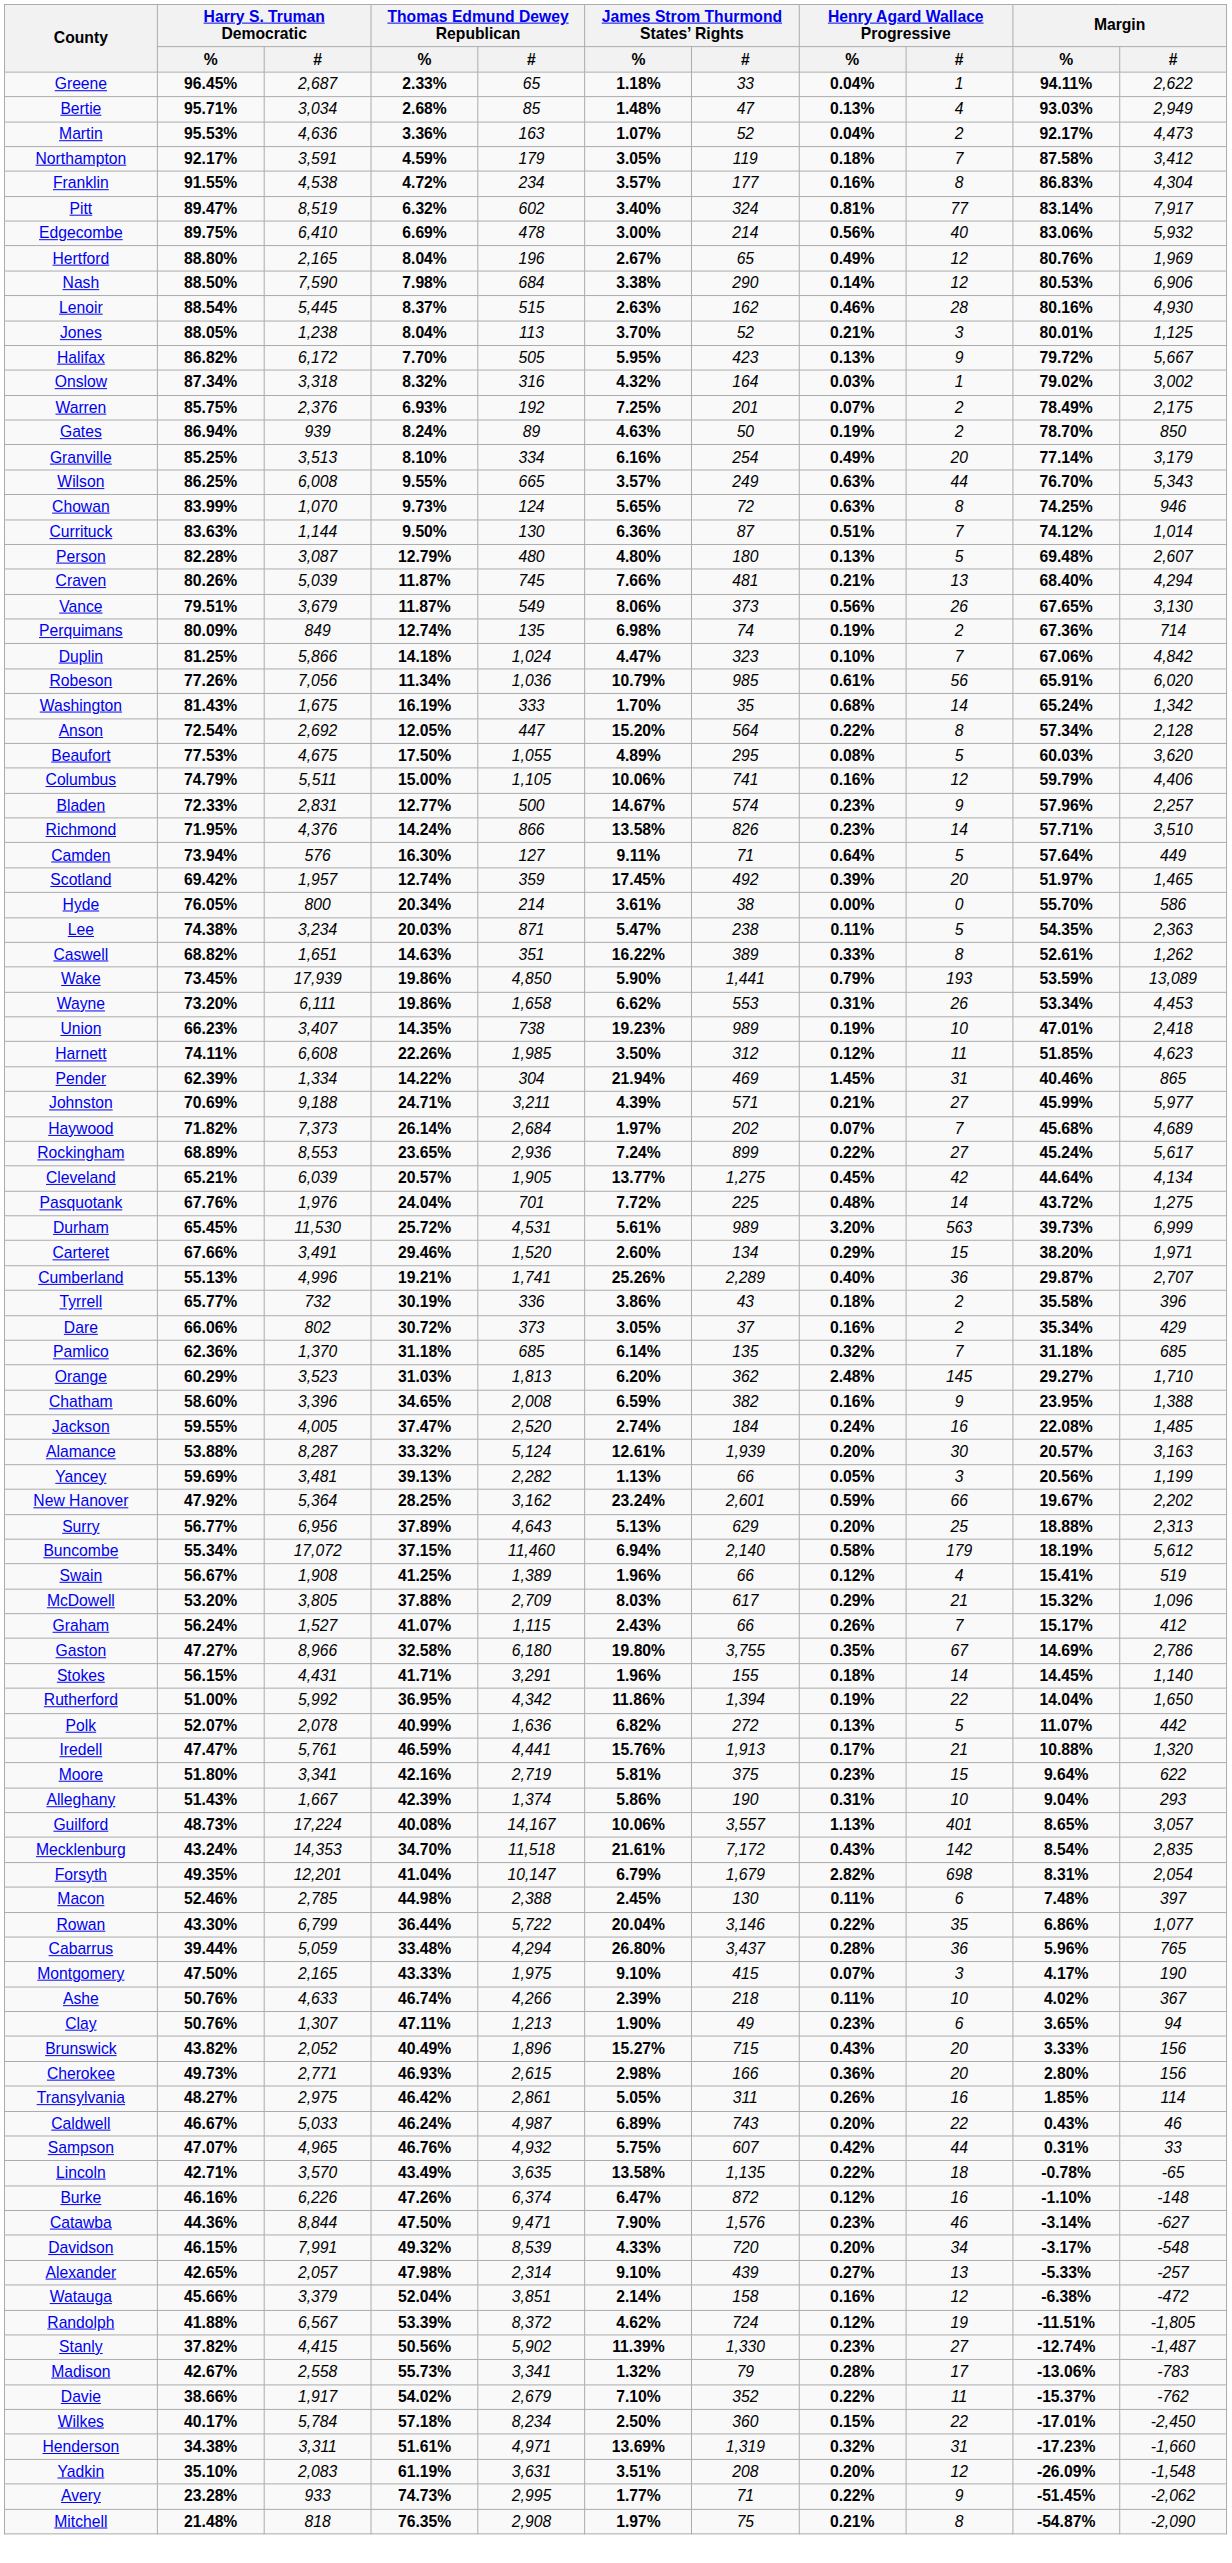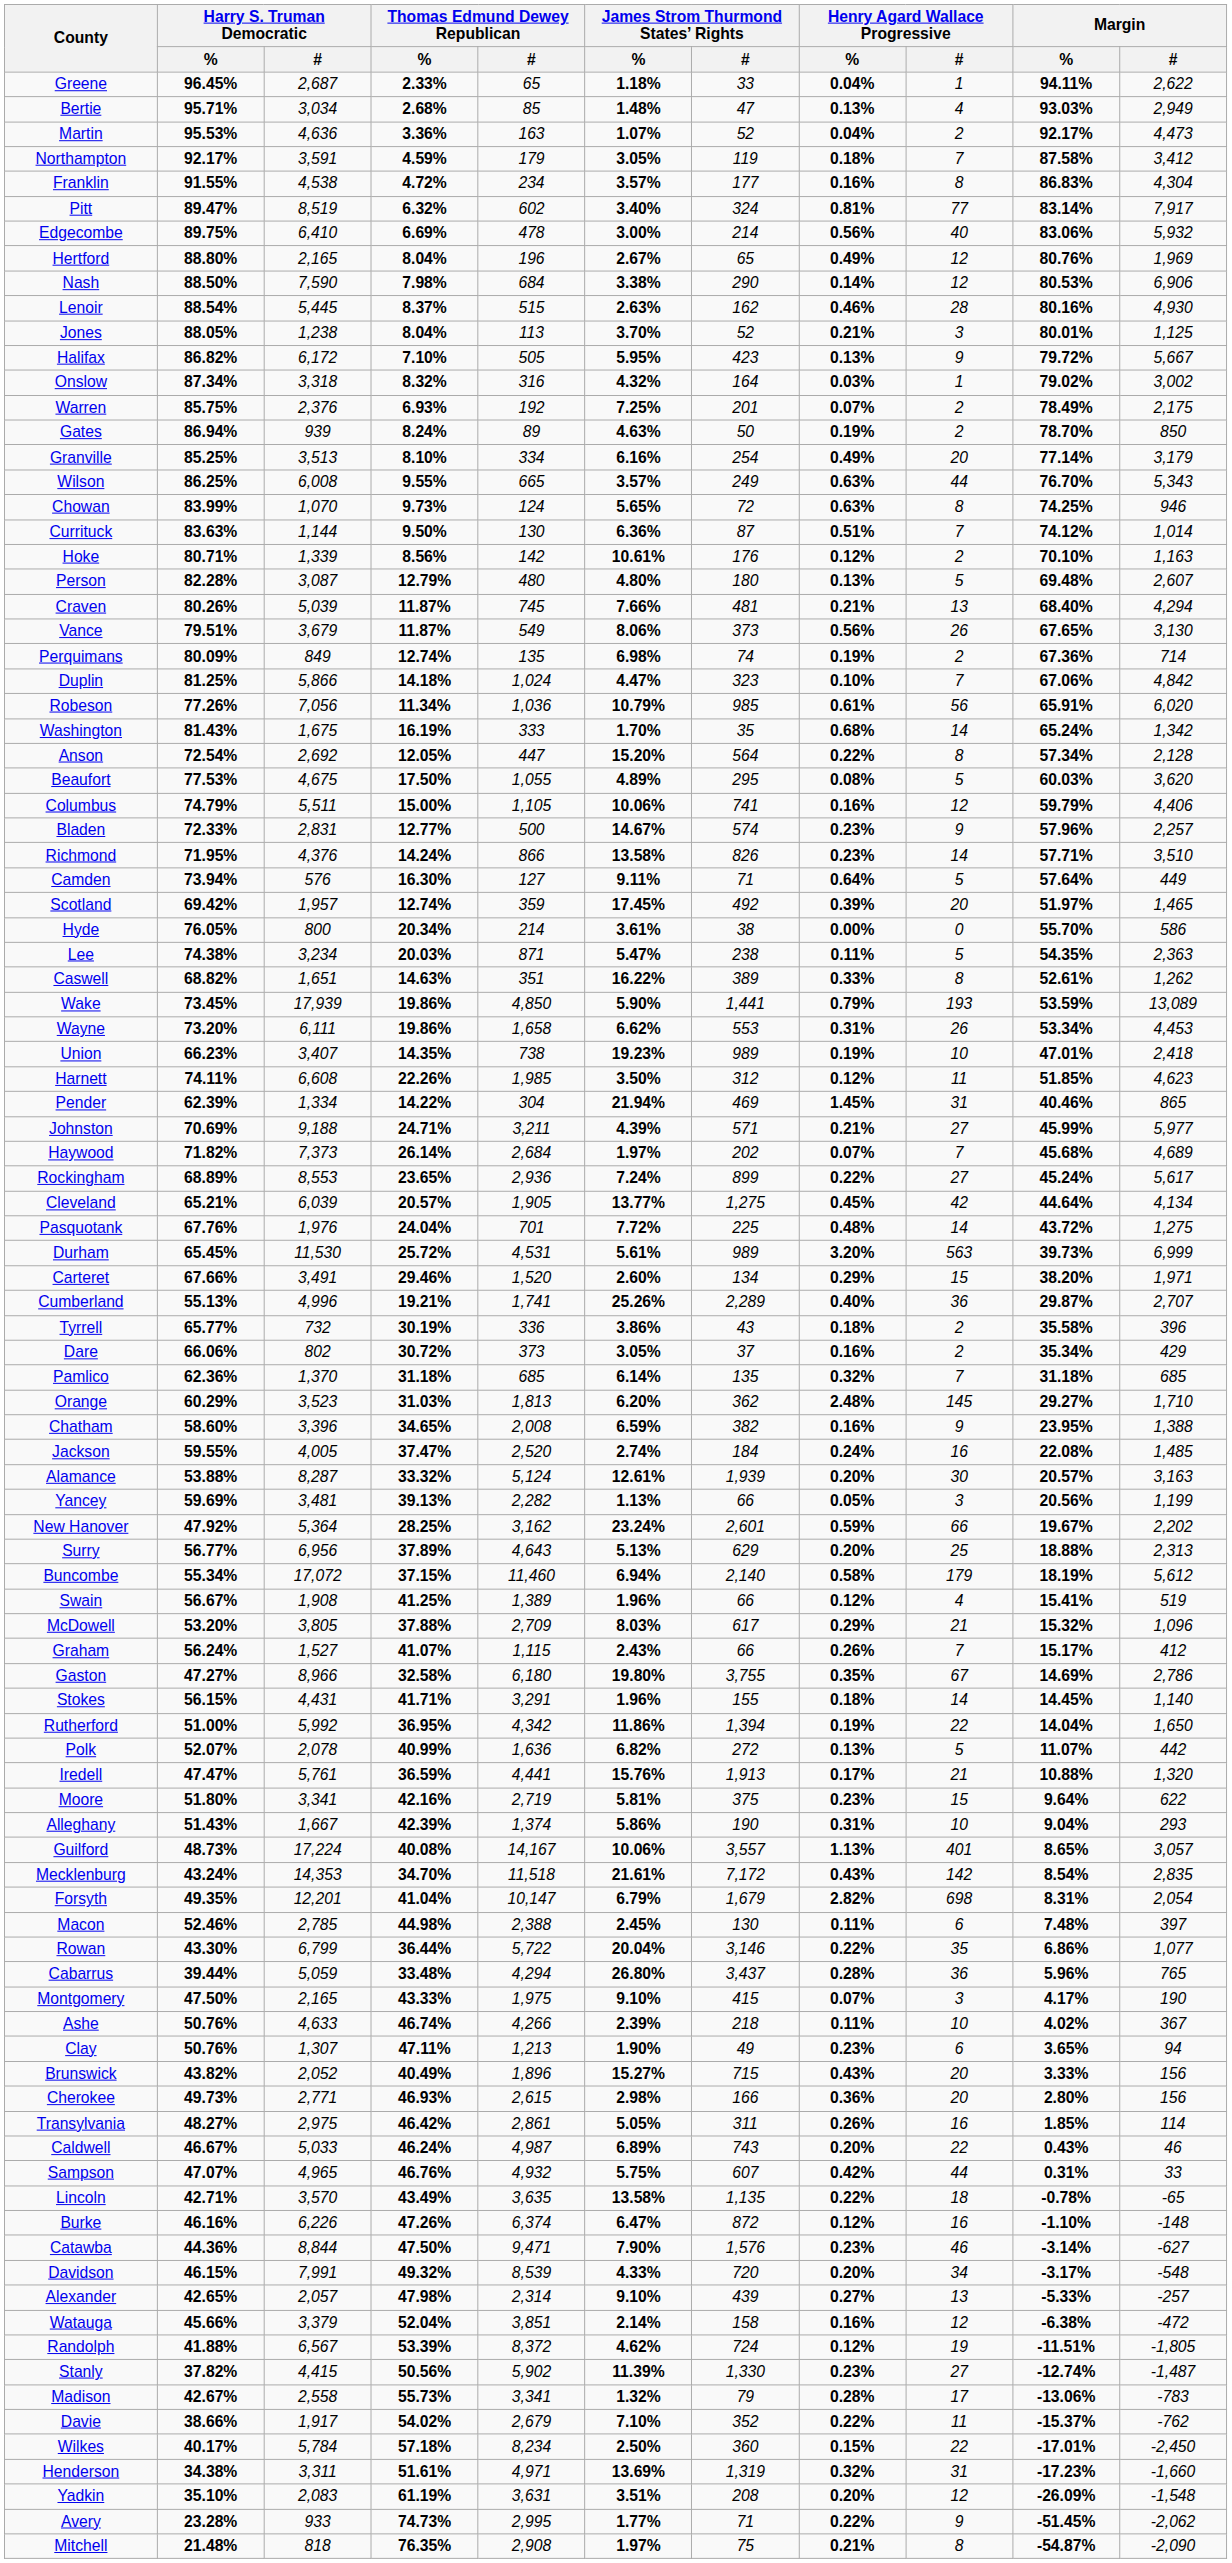(425, 357) 7.70% -> (425, 357) 7.10%
+ row: (81, 556)
(425, 1750) 46.59% -> (425, 1775) 36.59%
